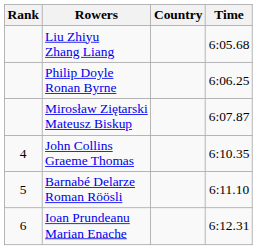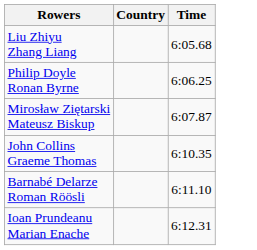- column: (23, 15)
